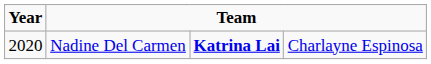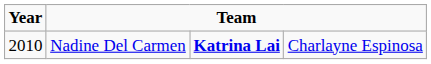(25, 44) 2020 -> (25, 44) 2010
